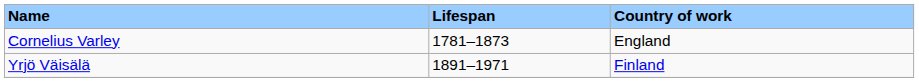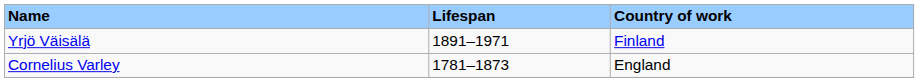rows swapped: (64, 41) <-> (49, 65)
